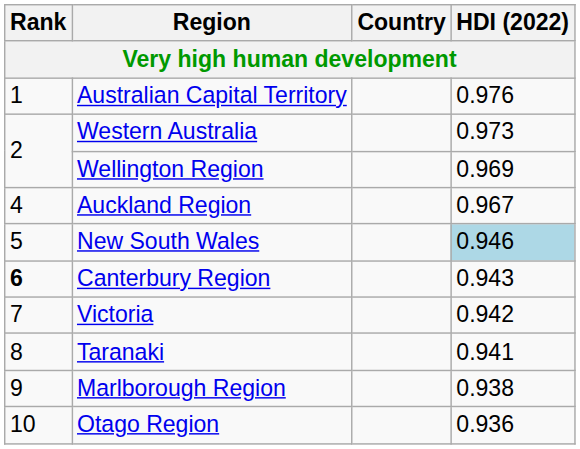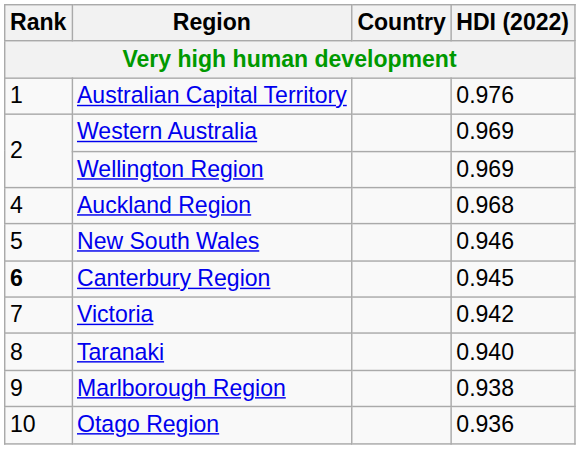(485, 132) 0.973 -> (485, 132) 0.969
(485, 205) 0.967 -> (485, 205) 0.968
(485, 242) lightblue background -> (485, 242) no background
(485, 278) 0.943 -> (485, 278) 0.945
(485, 351) 0.941 -> (485, 351) 0.940
